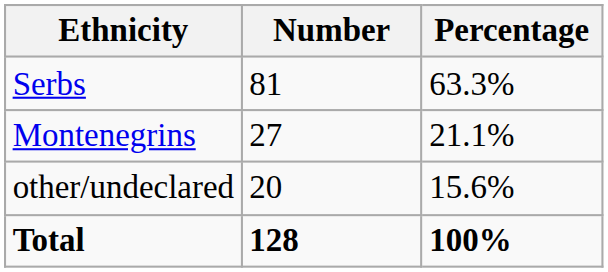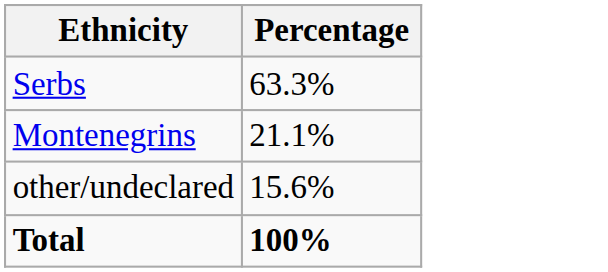- column: (332, 30)
